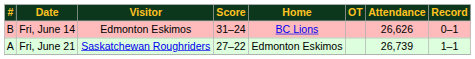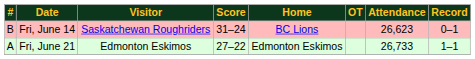(146, 29) Edmonton Eskimos -> (146, 29) Saskatchewan Roughriders
(397, 29) 26,626 -> (397, 29) 26,623
(146, 46) Saskatchewan Roughriders -> (146, 46) Edmonton Eskimos
(397, 46) 26,739 -> (397, 46) 26,733
